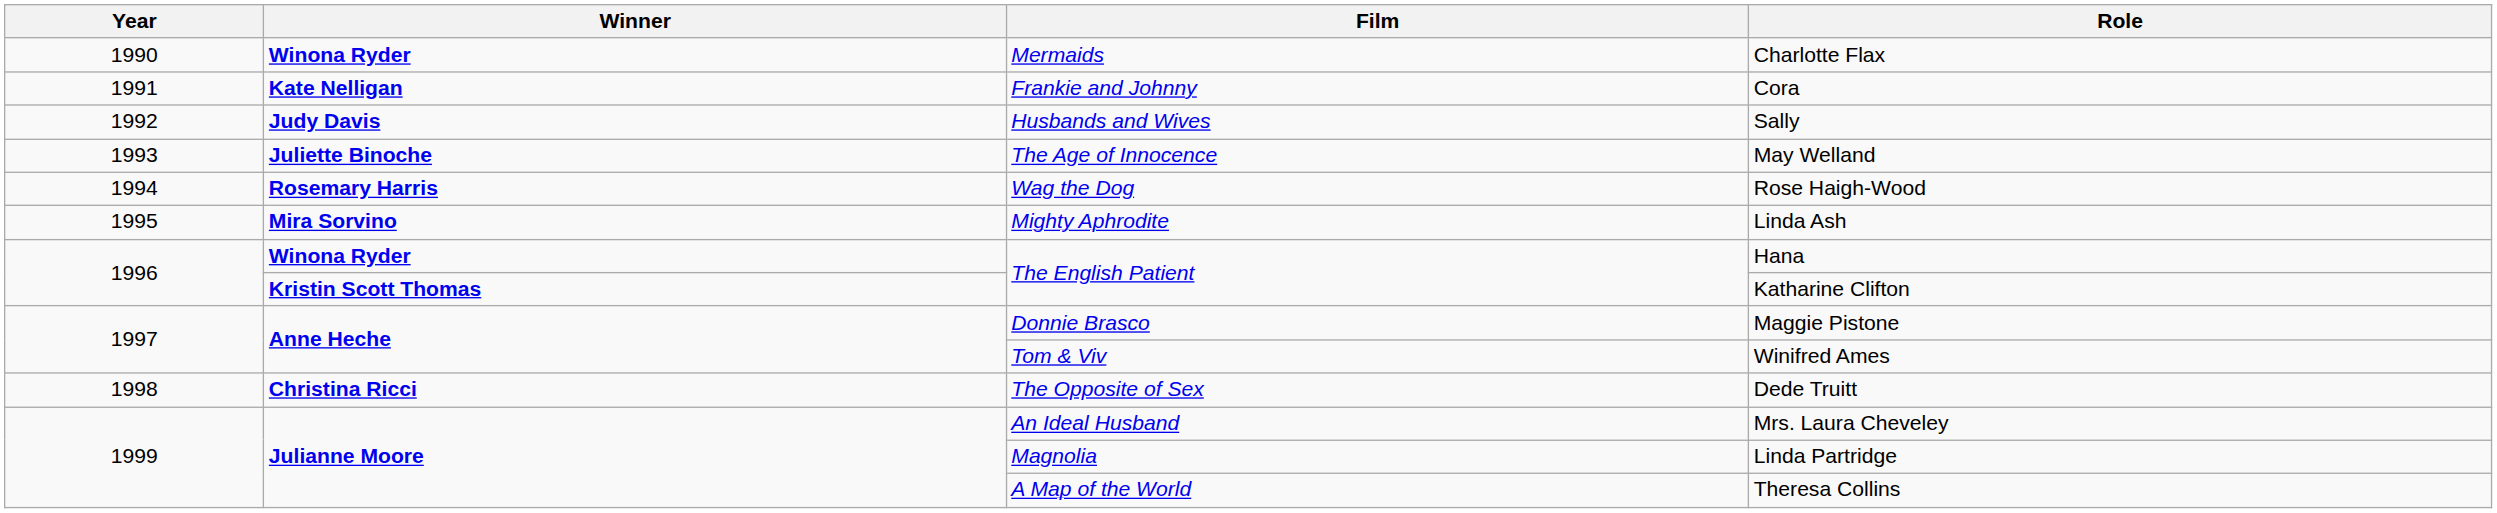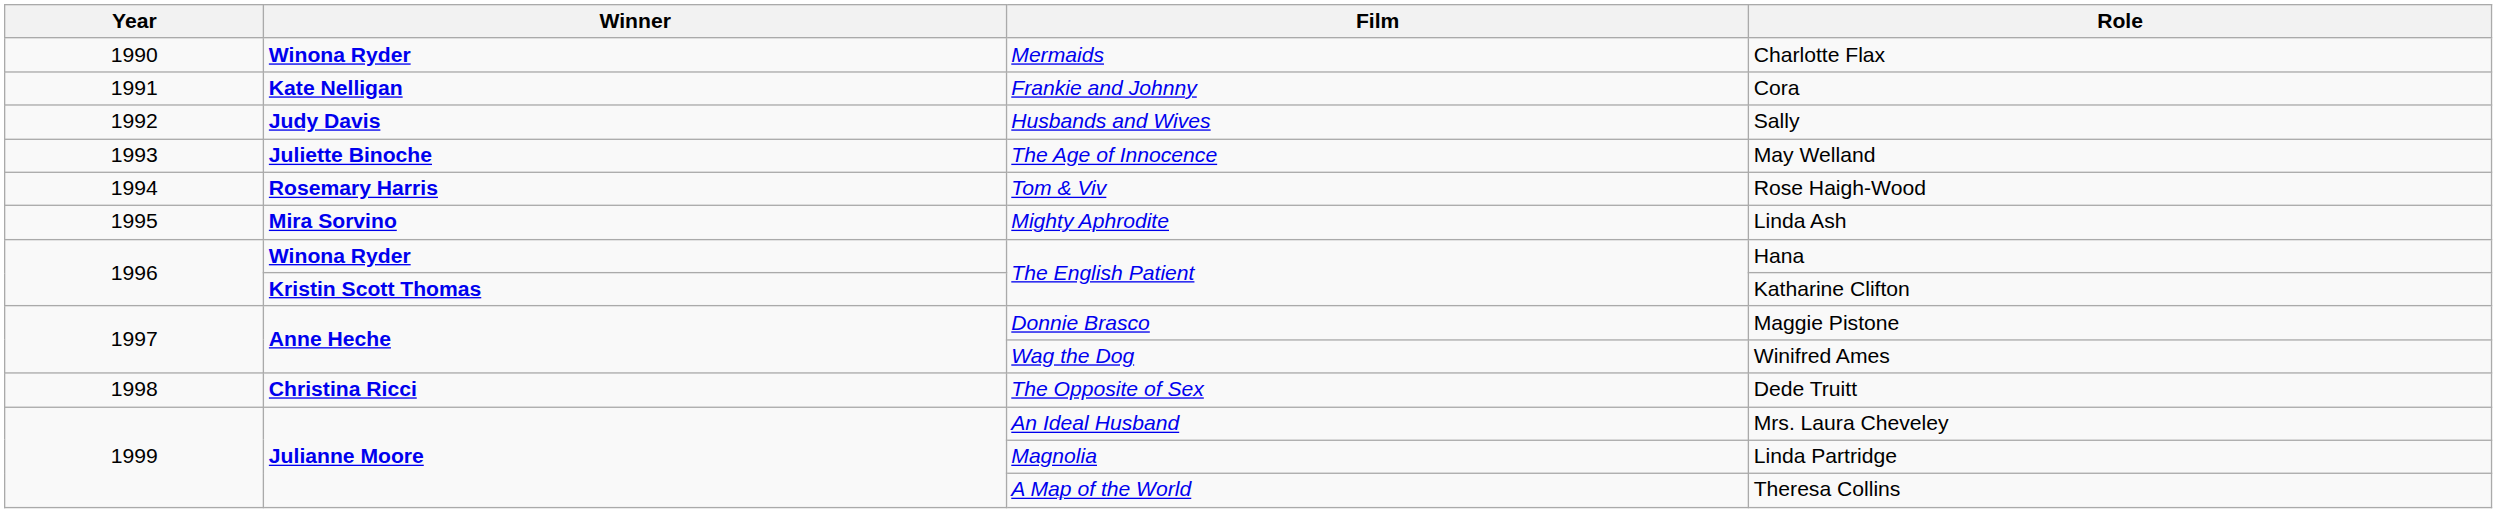(1073, 188) Wag the Dog -> (1059, 188) Tom & Viv
(1059, 356) Tom & Viv -> (1073, 356) Wag the Dog
